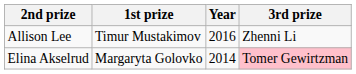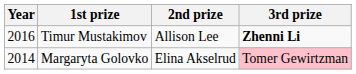columns swapped: (222, 15) <-> (48, 15)
(269, 36) normal -> (271, 36) bold
